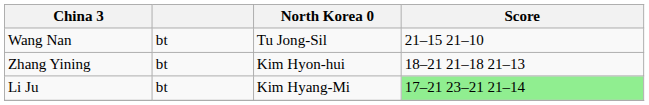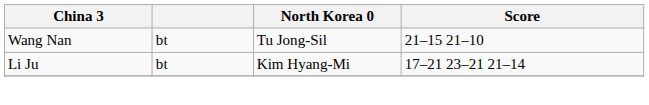- row: (49, 64)
(465, 87) lightgreen background -> (465, 64) no background
